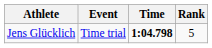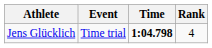(191, 33) 5 -> (191, 33) 4
